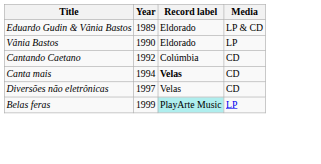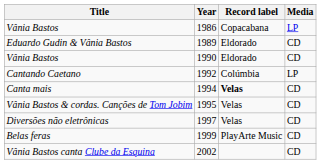+ row: (207, 27)
(245, 27) LP & CD -> (294, 43) CD
(232, 43) LP -> (294, 58) CD
(233, 58) CD -> (293, 74) LP
+ row: (207, 105)
(191, 105) paleturquoise background -> (252, 136) no background
(232, 105) LP -> (294, 136) CD
+ row: (207, 151)
